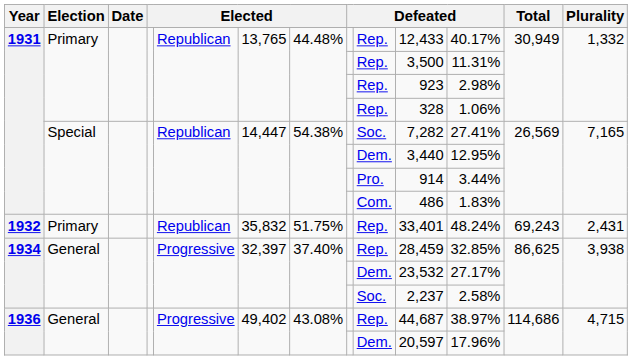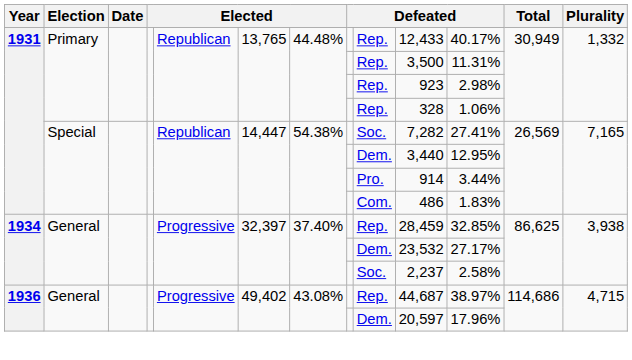- row: (24, 226)
